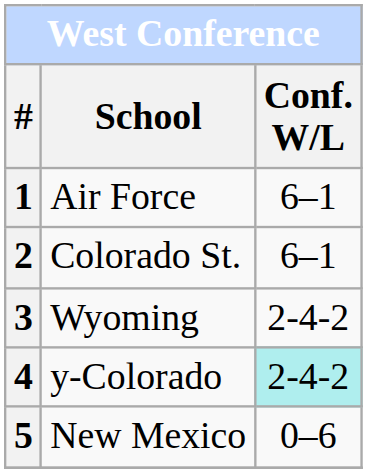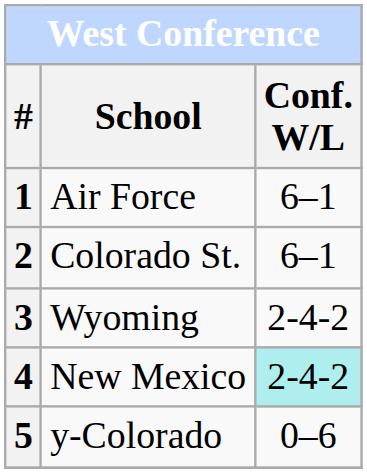(136, 376) y-Colorado -> (148, 376) New Mexico
(148, 436) New Mexico -> (136, 436) y-Colorado
